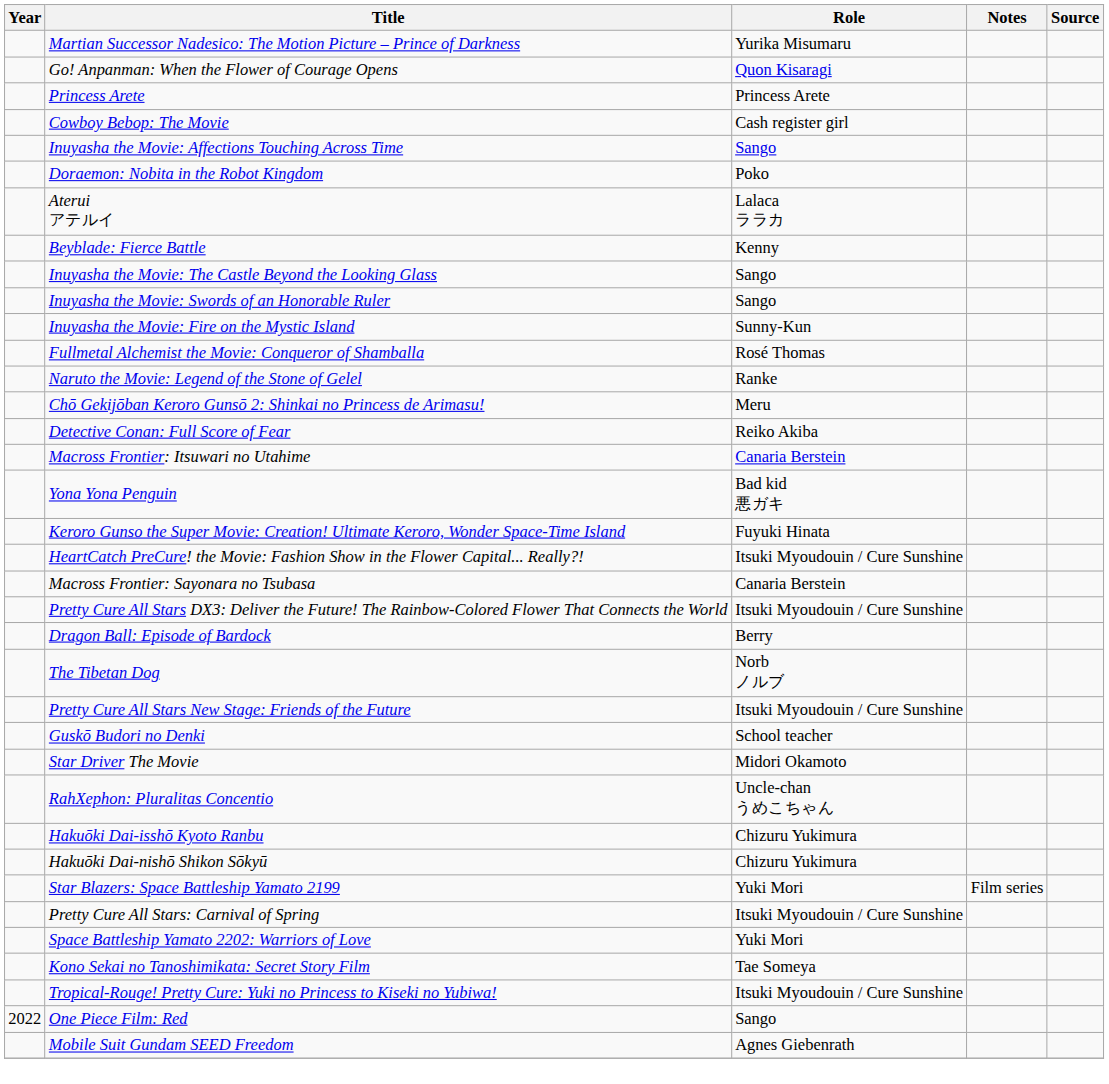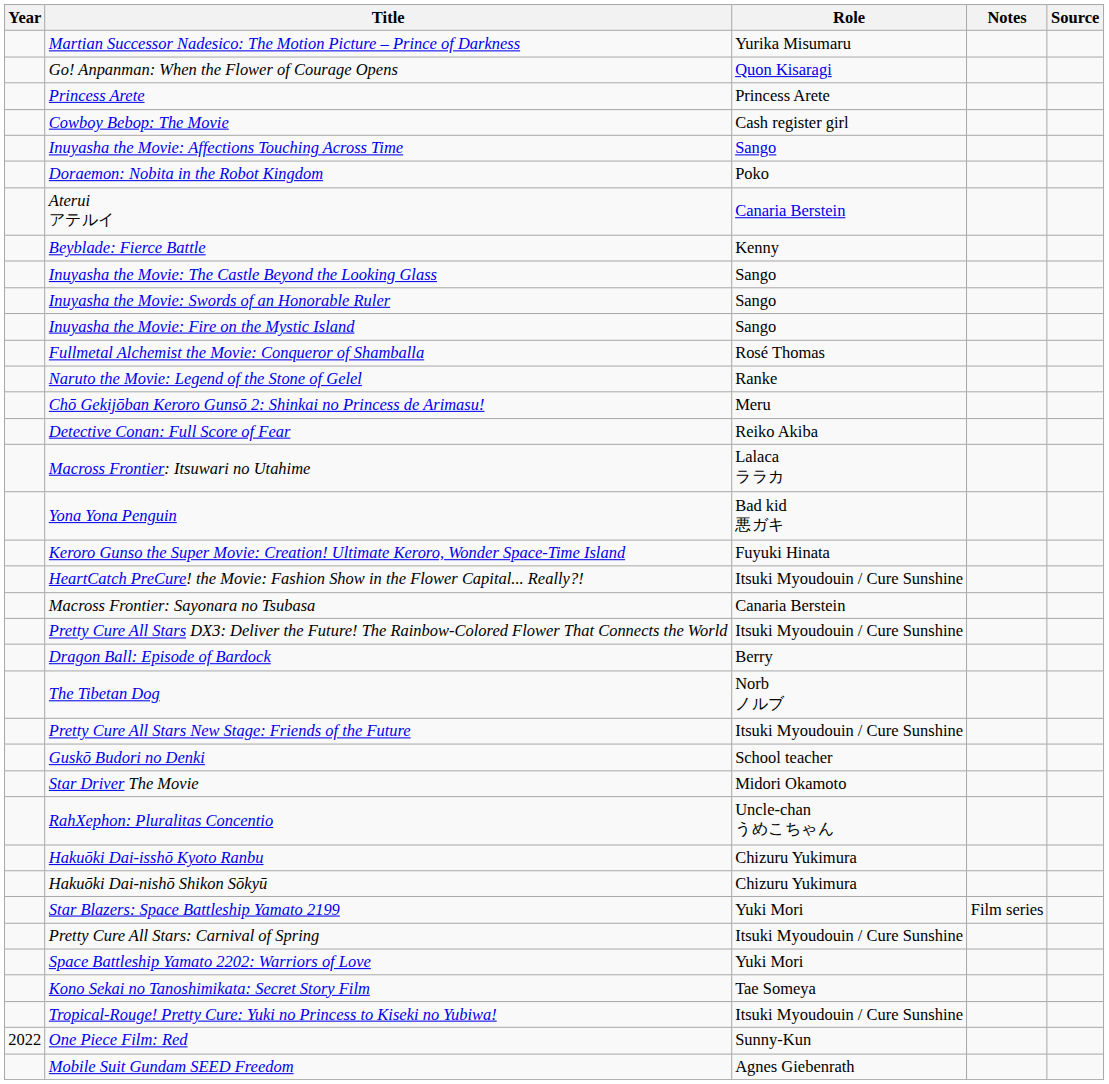(760, 210) Lalaca ララカ -> (790, 211) Canaria Berstein
(773, 326) Sunny-Kun -> (756, 326) Sango
(790, 457) Canaria Berstein -> (760, 467) Lalaca ララカ
(756, 1018) Sango -> (773, 1040) Sunny-Kun
